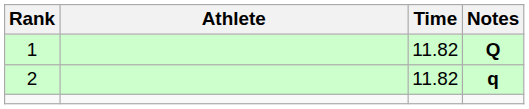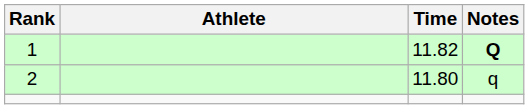(435, 79) 11.82 -> (435, 79) 11.80
(493, 79) bold -> (493, 79) normal
